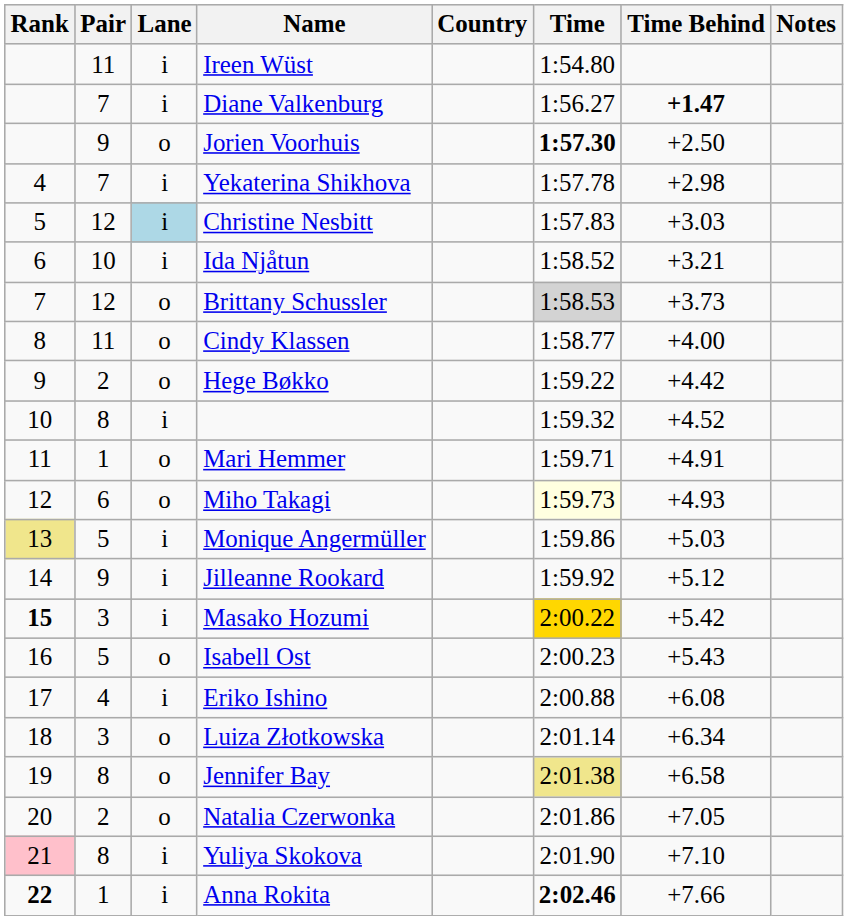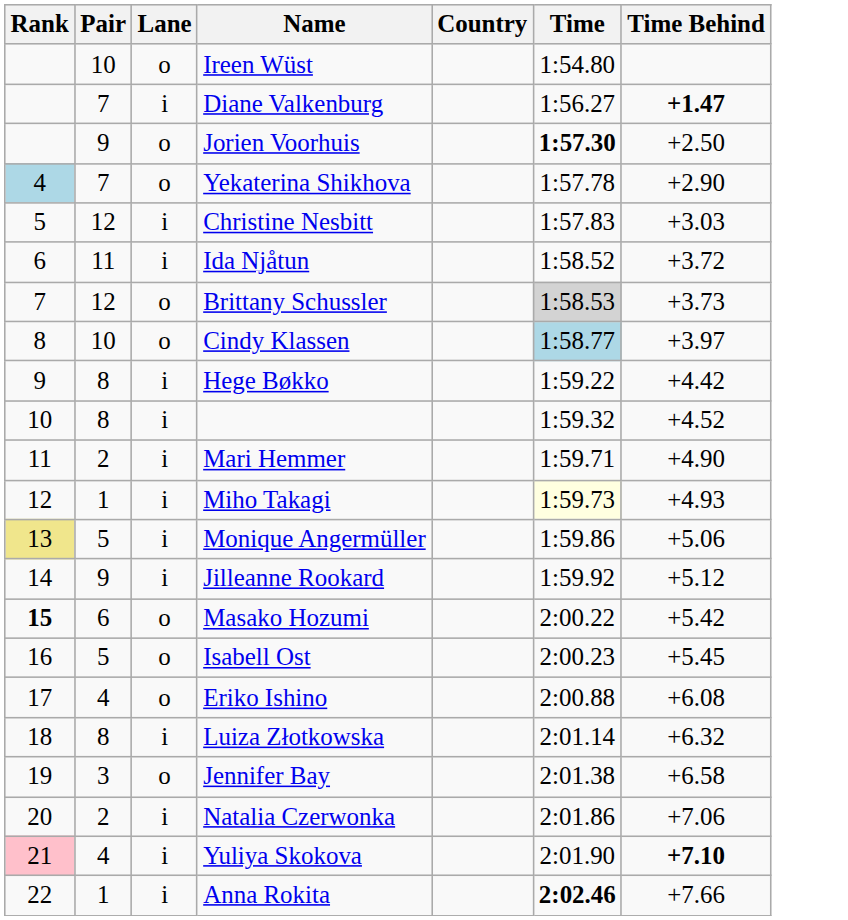- column: (806, 24)
(103, 63) 11 -> (103, 63) 10
(165, 63) i -> (165, 63) o
(40, 182) no background -> (40, 182) lightblue background
(165, 182) i -> (165, 182) o
(696, 182) +2.98 -> (696, 182) +2.90
(165, 222) lightblue background -> (165, 222) no background
(103, 261) 10 -> (103, 261) 11
(696, 261) +3.21 -> (696, 261) +3.72
(103, 340) 11 -> (103, 340) 10
(577, 340) no background -> (577, 340) lightblue background
(696, 340) +4.00 -> (696, 340) +3.97
(103, 380) 2 -> (103, 380) 8
(165, 380) o -> (165, 380) i
(103, 459) 1 -> (103, 459) 2
(165, 459) o -> (165, 459) i
(696, 459) +4.91 -> (696, 459) +4.90
(103, 499) 6 -> (103, 499) 1
(165, 499) o -> (165, 499) i
(696, 538) +5.03 -> (696, 538) +5.06
(103, 618) 3 -> (103, 618) 6
(165, 618) i -> (165, 618) o
(577, 618) gold background -> (577, 618) no background
(696, 657) +5.43 -> (696, 657) +5.45
(165, 697) i -> (165, 697) o
(103, 736) 3 -> (103, 736) 8
(165, 736) o -> (165, 736) i
(696, 736) +6.34 -> (696, 736) +6.32
(103, 776) 8 -> (103, 776) 3
(577, 776) khaki background -> (577, 776) no background
(165, 815) o -> (165, 815) i
(696, 815) +7.05 -> (696, 815) +7.06
(103, 855) 8 -> (103, 855) 4
(696, 855) normal -> (696, 855) bold
(40, 895) bold -> (40, 895) normal
